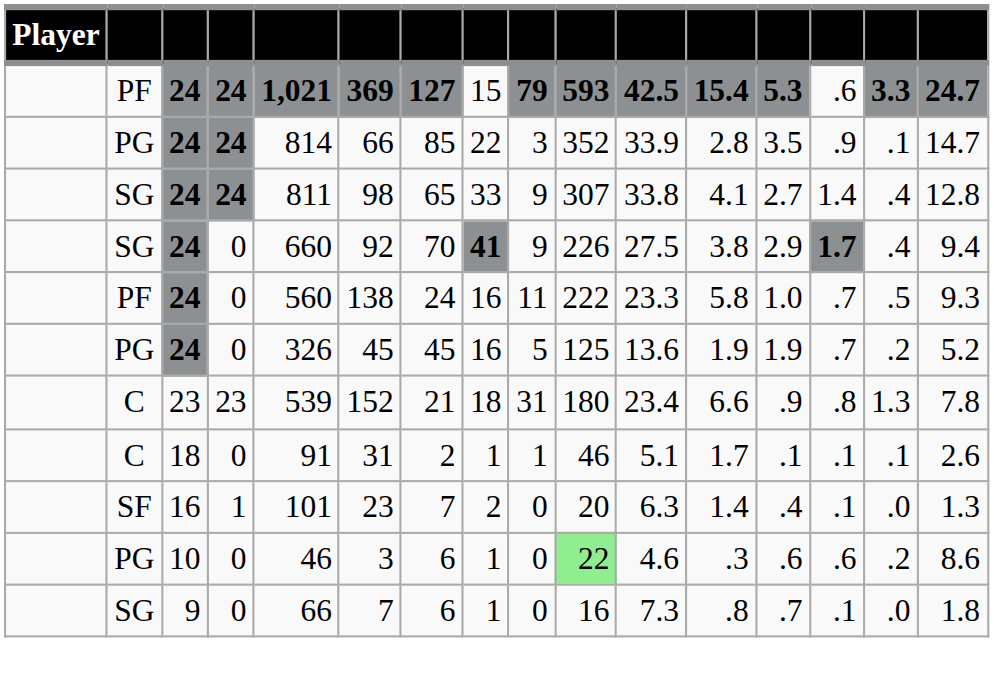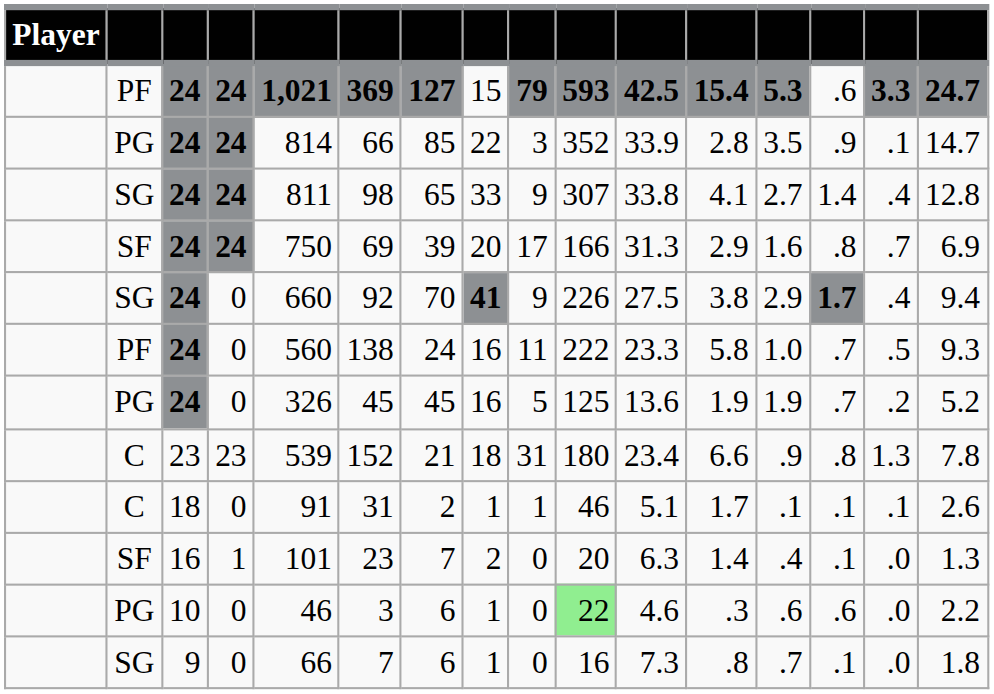+ row: (134, 246)
(899, 557) .2 -> (899, 609) .0
(960, 557) 8.6 -> (960, 609) 2.2
